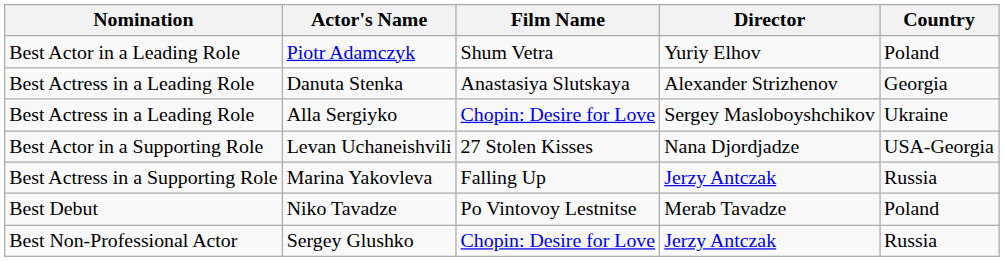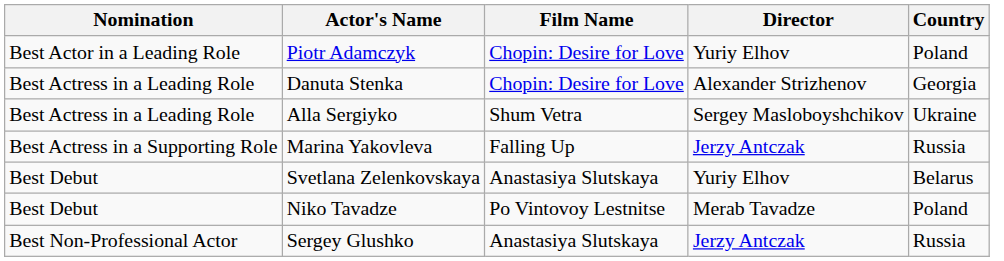(507, 51) Shum Vetra -> (586, 51) Chopin: Desire for Love
(545, 83) Anastasiya Slutskaya -> (586, 83) Chopin: Desire for Love
(558, 114) Chopin: Desire for Love -> (536, 114) Shum Vetra
- row: (369, 146)
+ row: (383, 177)
(558, 240) Chopin: Desire for Love -> (574, 240) Anastasiya Slutskaya
